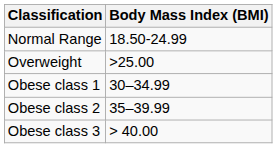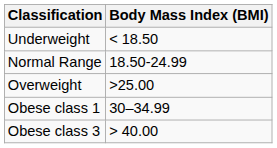+ row: (49, 39)
- row: (54, 108)
